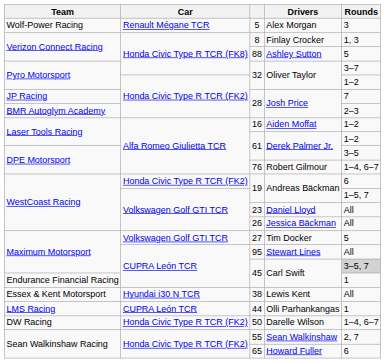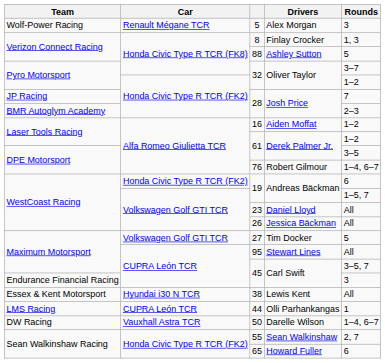(356, 266) lightgrey background -> (356, 266) no background
(346, 280) 1 -> (346, 280) 3
(185, 322) Honda Civic Type R TCR (FK2) -> (162, 322) Vauxhall Astra TCR
